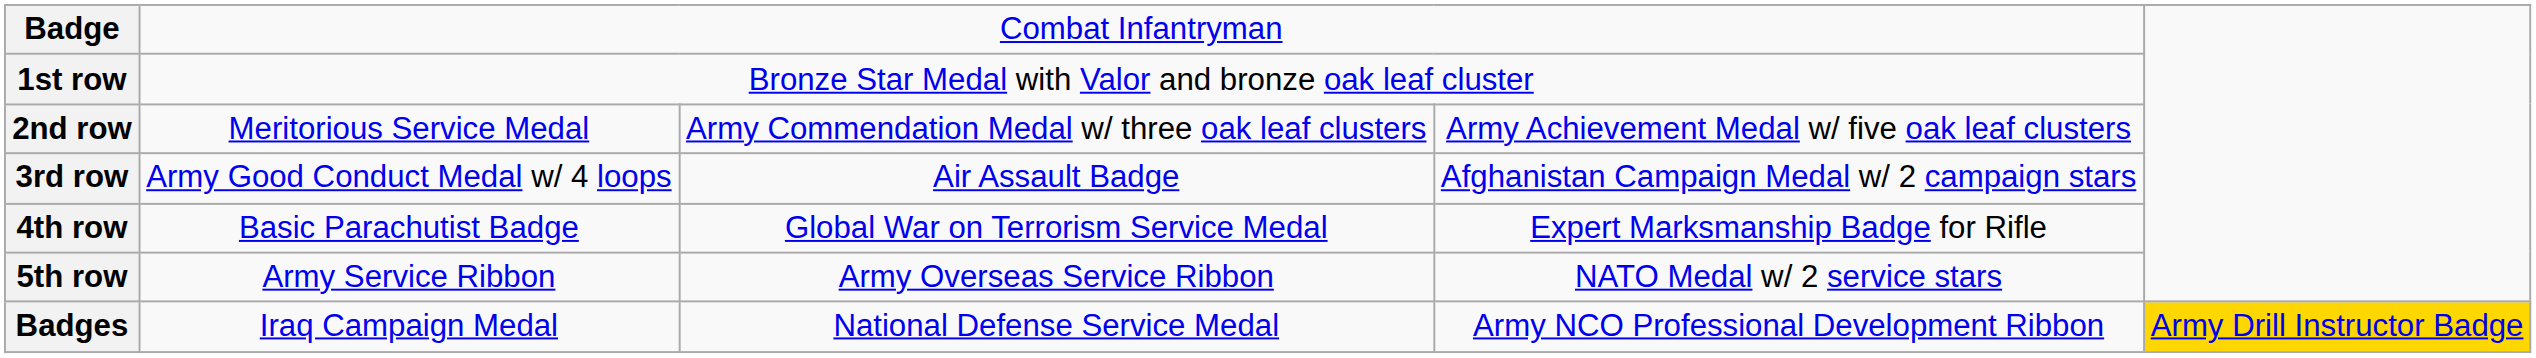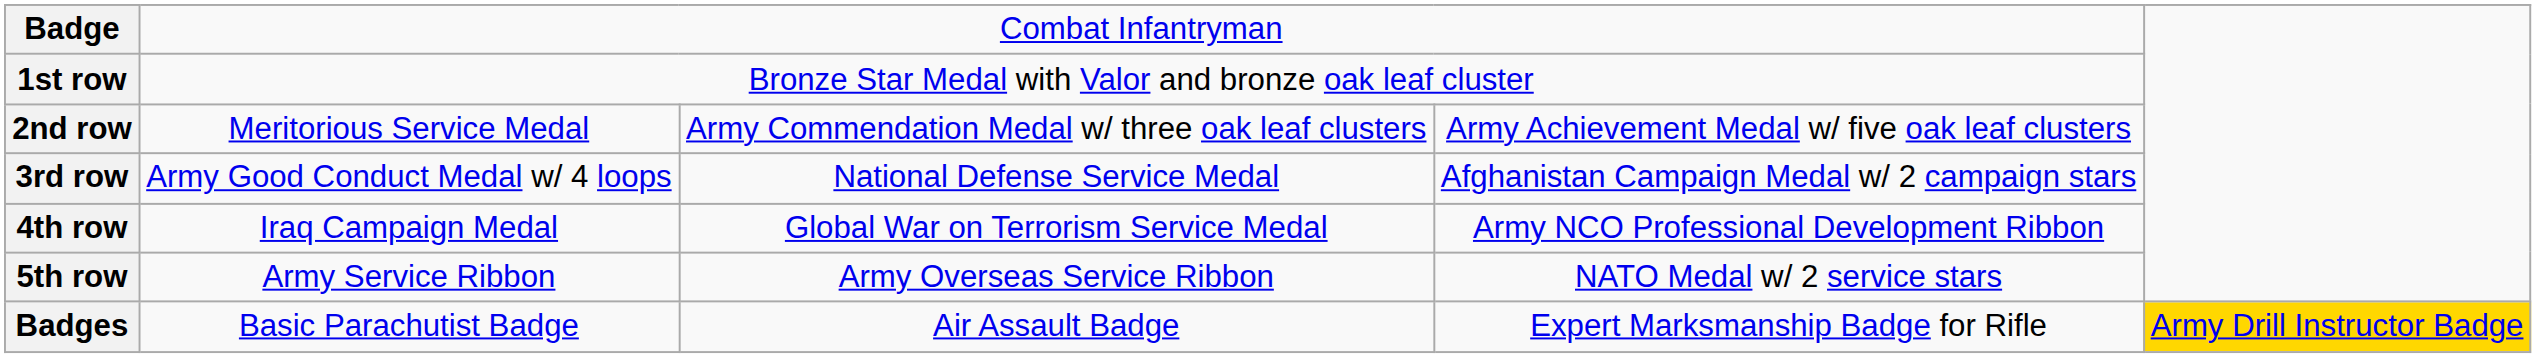(1056, 177) Air Assault Badge -> (1056, 177) National Defense Service Medal
(409, 227) Basic Parachutist Badge -> (409, 227) Iraq Campaign Medal
(1789, 227) Expert Marksmanship Badge for Rifle -> (1789, 227) Army NCO Professional Development Ribbon
(409, 326) Iraq Campaign Medal -> (409, 326) Basic Parachutist Badge
(1056, 326) National Defense Service Medal -> (1056, 326) Air Assault Badge
(1789, 326) Army NCO Professional Development Ribbon -> (1789, 326) Expert Marksmanship Badge for Rifle
